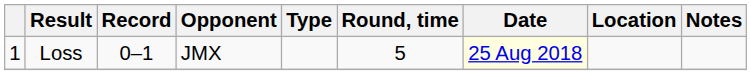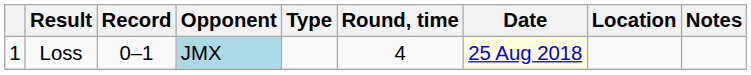(201, 52) no background -> (201, 52) lightblue background
(400, 52) 5 -> (400, 52) 4
